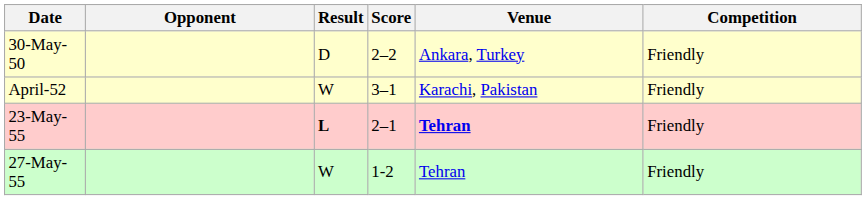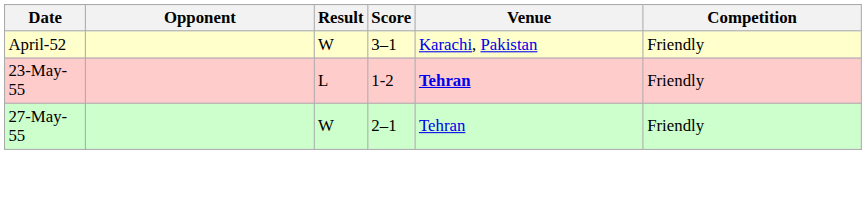- row: (38, 53)
(323, 126) bold -> (323, 80) normal
(384, 126) 2–1 -> (383, 80) 1-2
(383, 171) 1-2 -> (384, 126) 2–1
